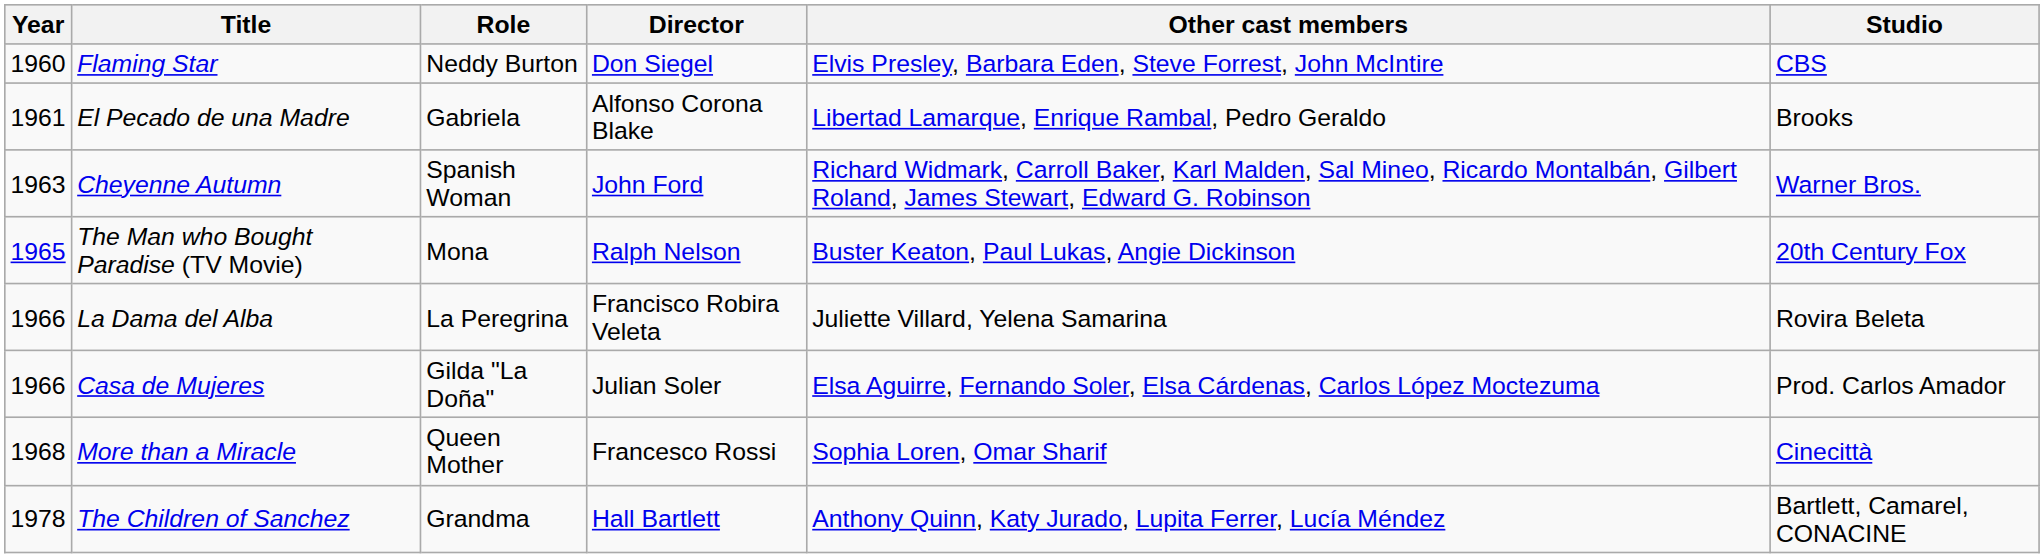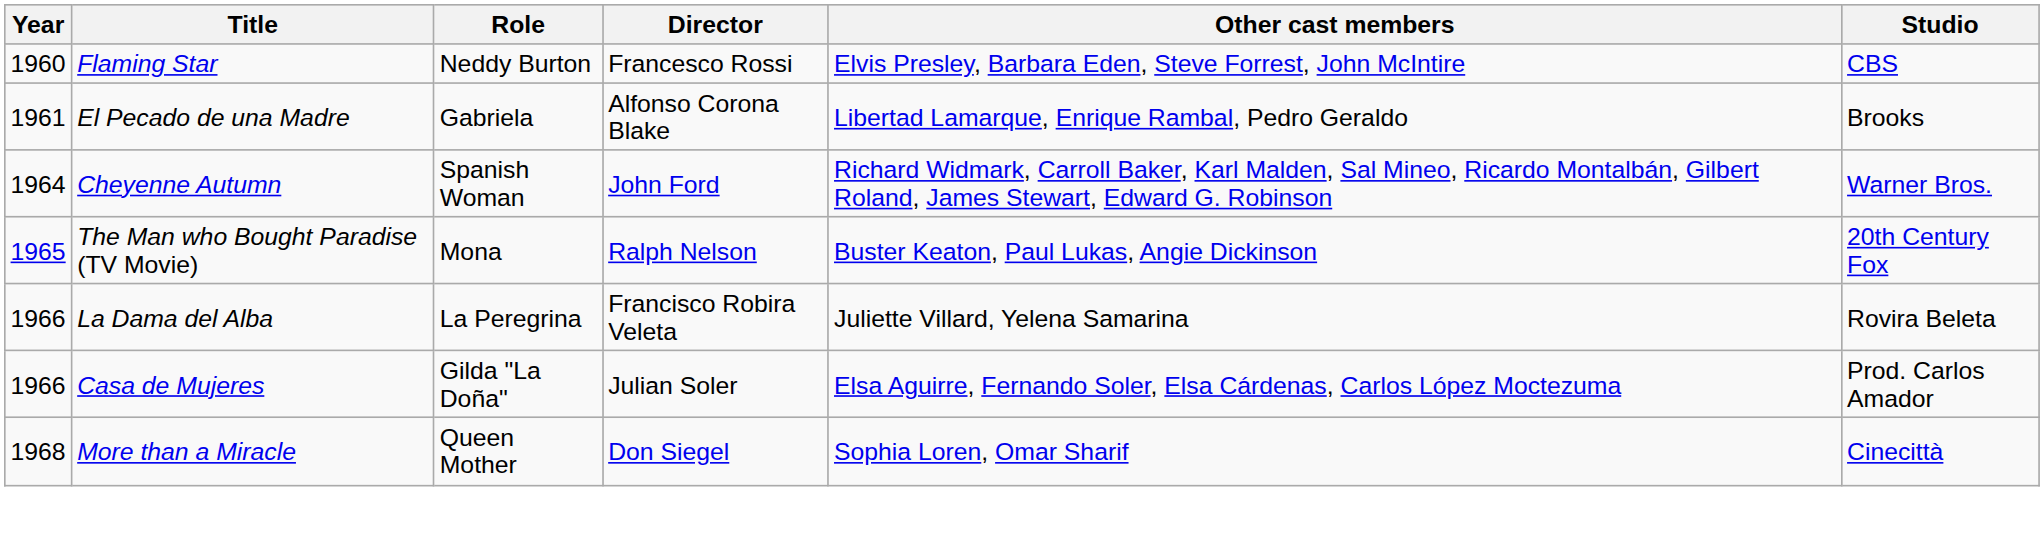(652, 64) Don Siegel -> (700, 64) Francesco Rossi
(38, 184) 1963 -> (38, 184) 1964
(684, 452) Francesco Rossi -> (669, 452) Don Siegel
- row: (213, 519)
